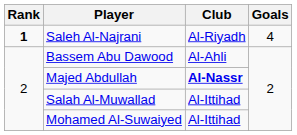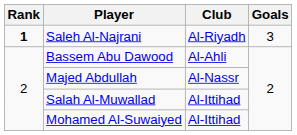(270, 36) 4 -> (270, 36) 3
(215, 78) bold -> (213, 78) normal
